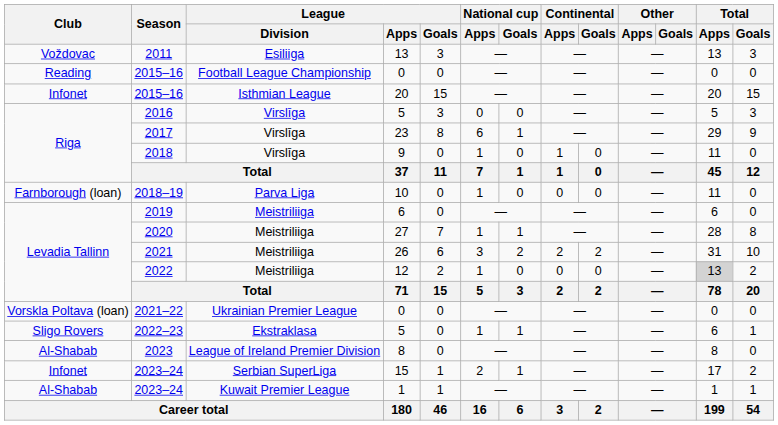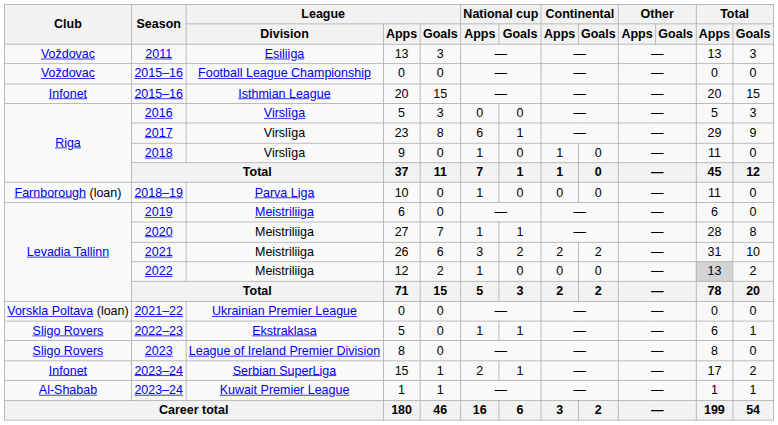(68, 73) Reading -> (68, 73) Voždovac
(68, 350) Al-Shabab -> (68, 350) Sligo Rovers
